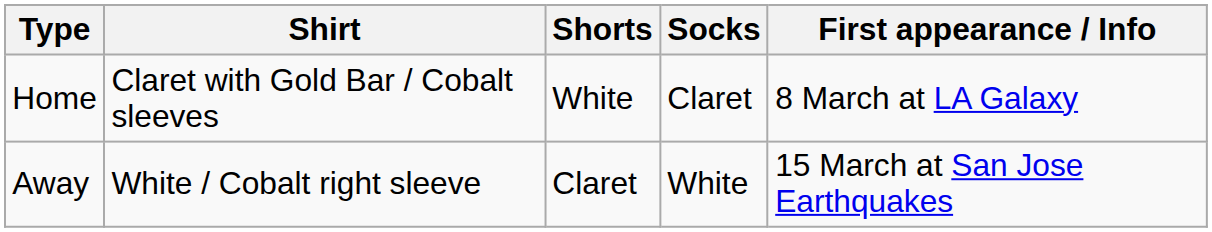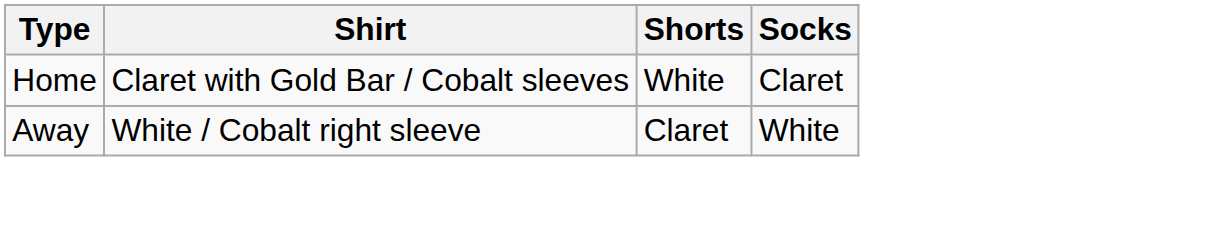- column: (987, 29)
